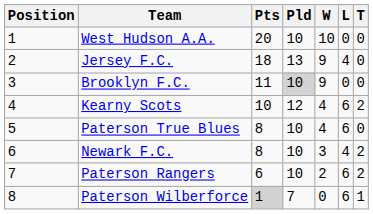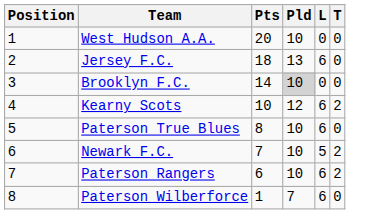- column: (327, 16)
(346, 61) 4 -> (322, 61) 6
(263, 84) 11 -> (263, 84) 14
(259, 152) 8 -> (259, 152) 7
(346, 152) 4 -> (322, 152) 5
(259, 197) lightgrey background -> (259, 197) no background
(361, 197) 1 -> (337, 197) 0
